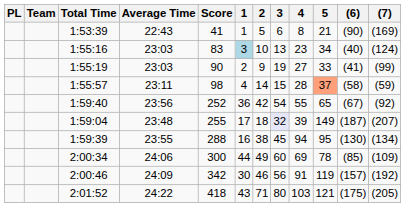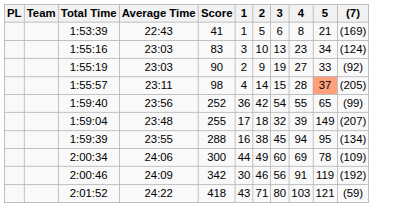- column: (353, 13)
(244, 49) lightblue background -> (244, 49) no background
(385, 67) (99) -> (353, 67) (92)
(385, 85) (59) -> (353, 85) (205)
(385, 103) (92) -> (353, 103) (99)
(280, 121) lavender background -> (280, 121) no background
(385, 193) (205) -> (353, 193) (59)
